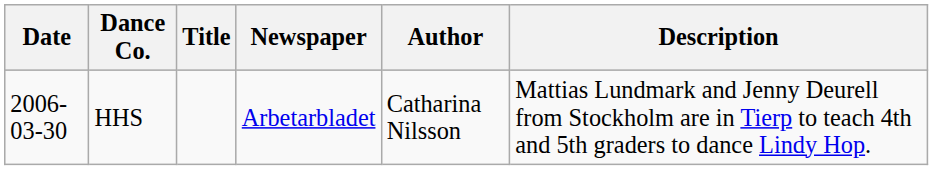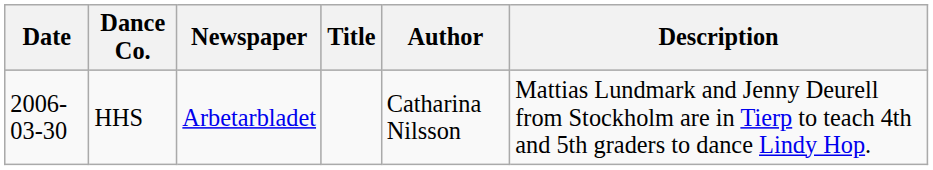columns swapped: (309, 37) <-> (206, 37)
